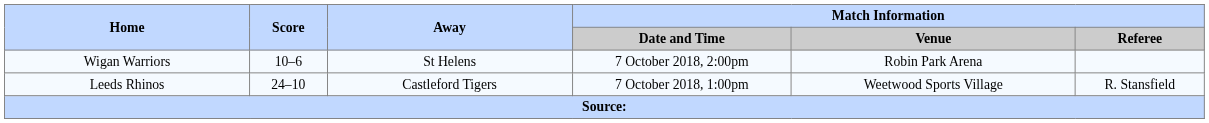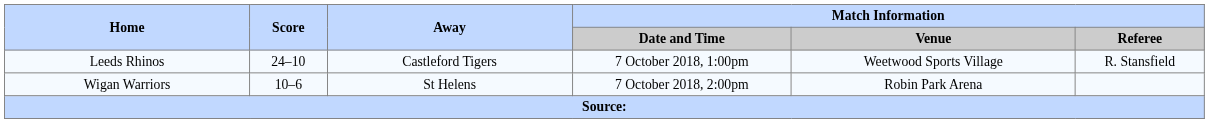rows swapped: (127, 84) <-> (127, 61)
